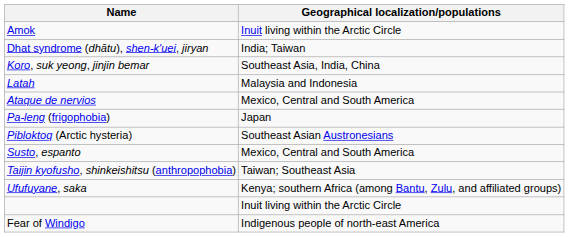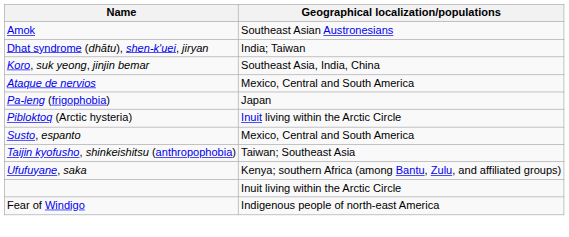(321, 30) Inuit living within the Arctic Circle -> (317, 30) Southeast Asian Austronesians
- row: (21, 83)
(317, 135) Southeast Asian Austronesians -> (321, 118) Inuit living within the Arctic Circle
